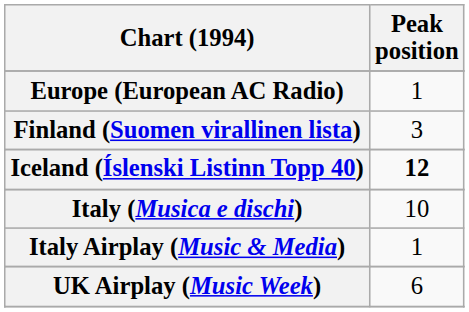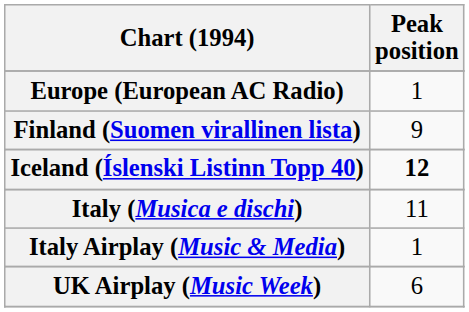(417, 129) 3 -> (417, 129) 9
(417, 208) 10 -> (417, 208) 11
